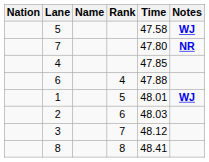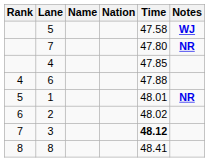columns swapped: (122, 13) <-> (23, 13)
(187, 98) WJ -> (187, 98) NR
(154, 115) 48.03 -> (154, 115) 48.02
(154, 132) normal -> (154, 132) bold
